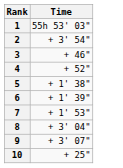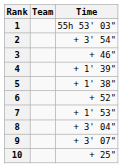+ column: (43, 12)
(77, 69) + 52" -> (95, 69) + 1' 39"
(69, 98) + 1' 39" -> (103, 98) + 52"
